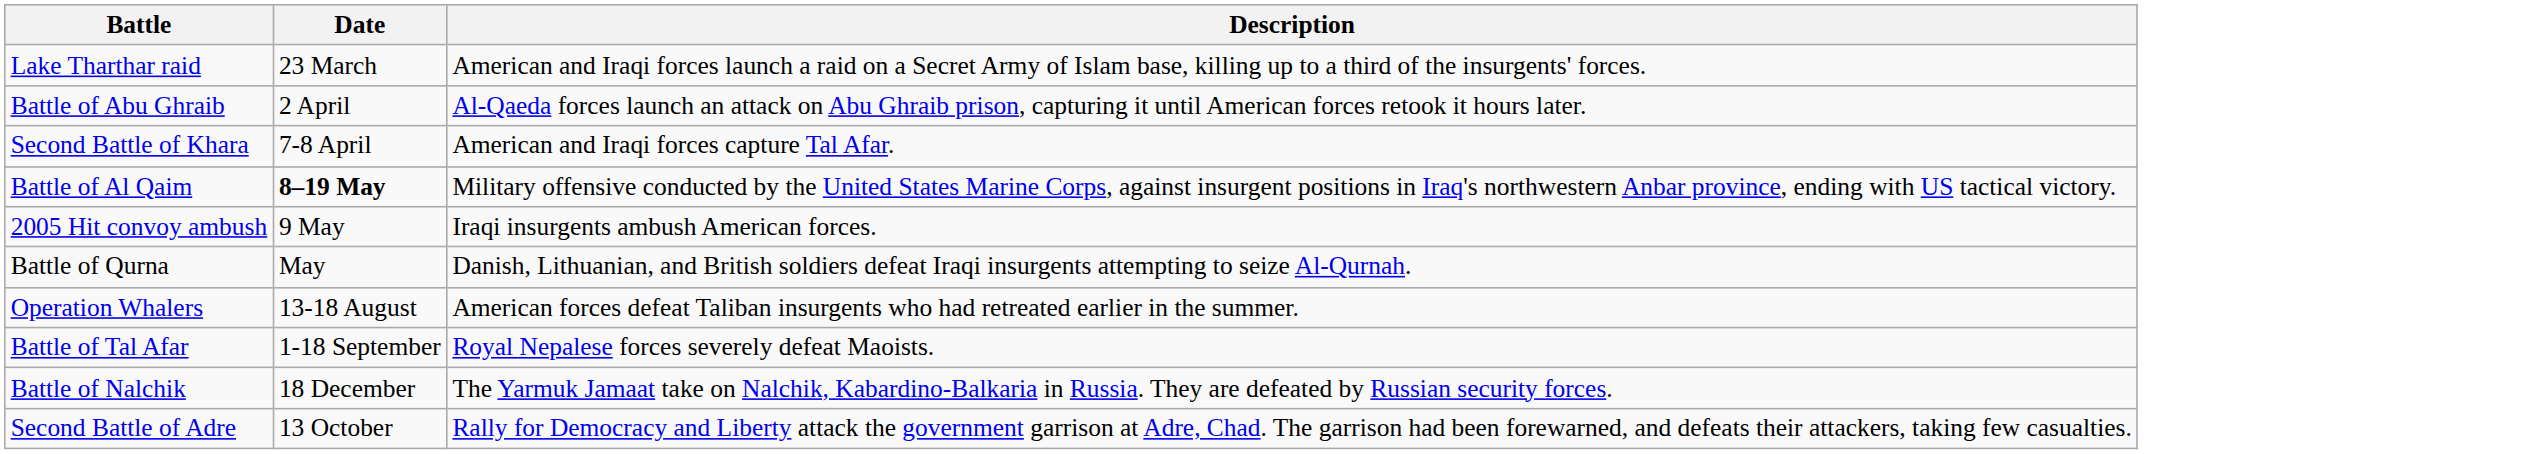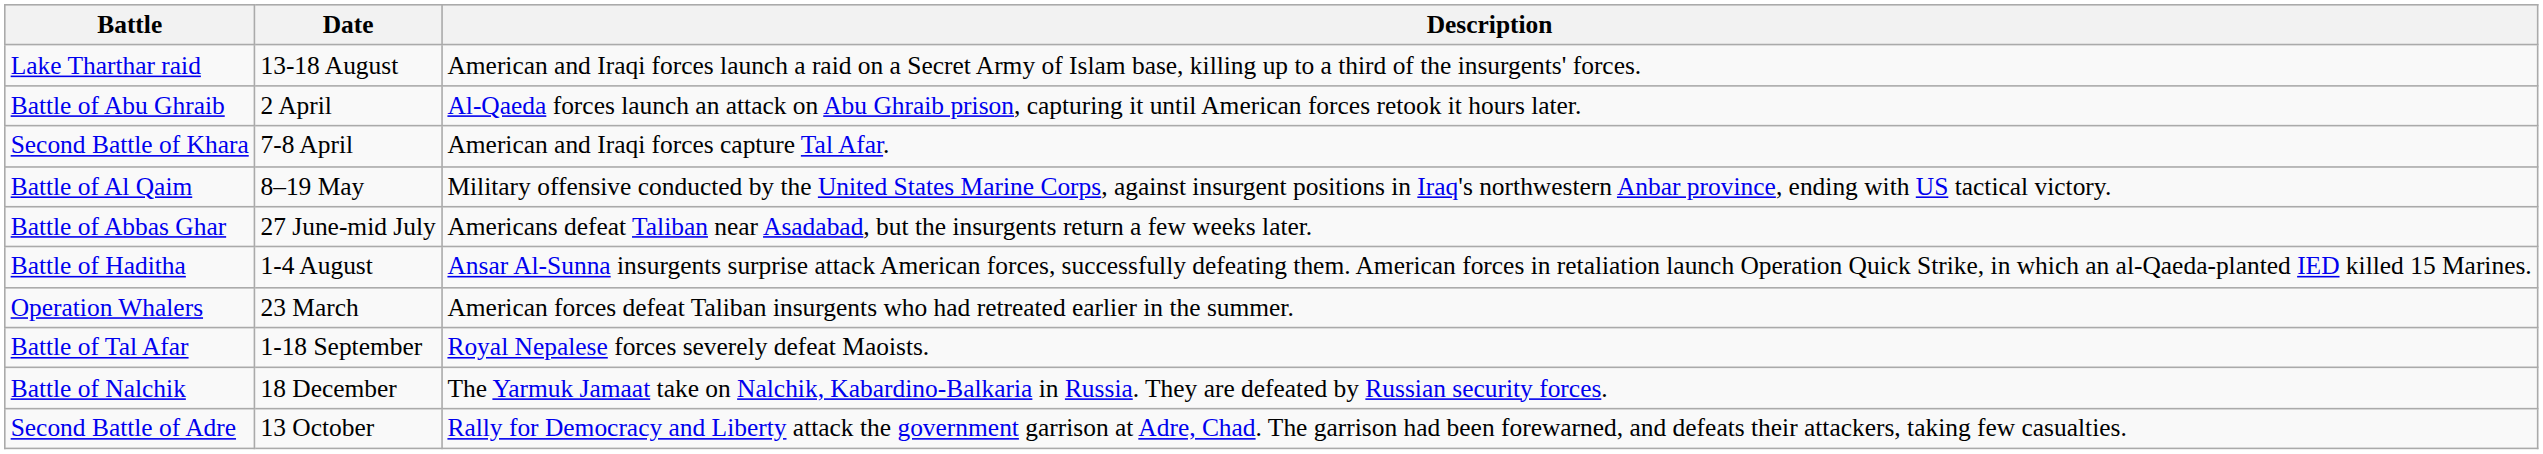(328, 65) 23 March -> (329, 65) 13-18 August
(332, 186) bold -> (312, 186) normal
- row: (139, 226)
- row: (90, 266)
+ row: (118, 226)
+ row: (98, 266)
(348, 307) 13-18 August -> (310, 307) 23 March
